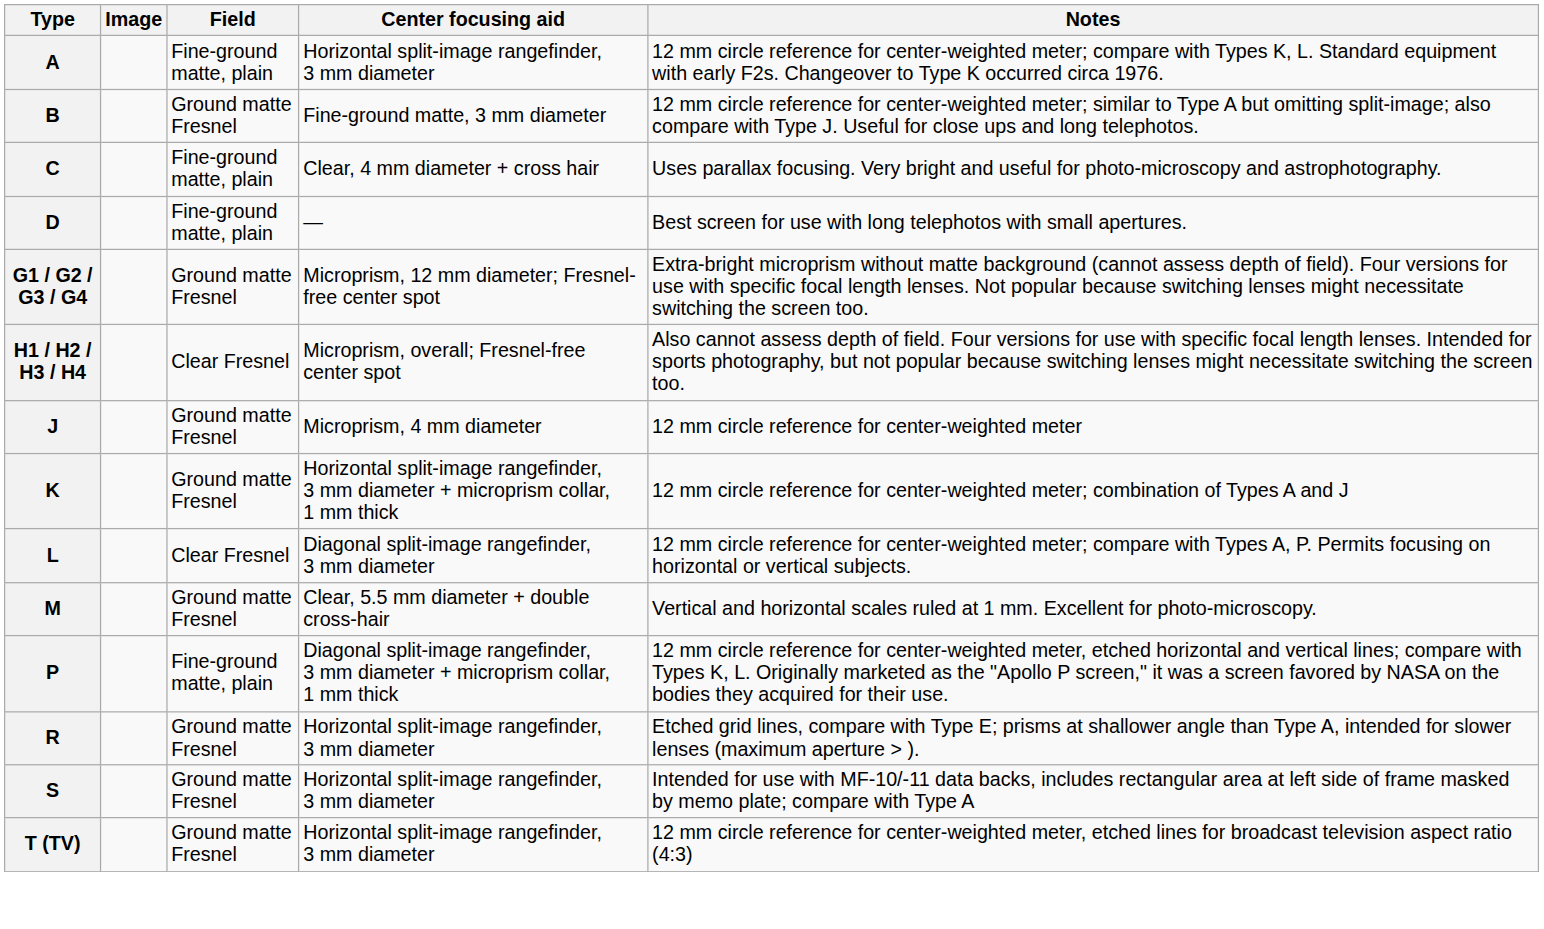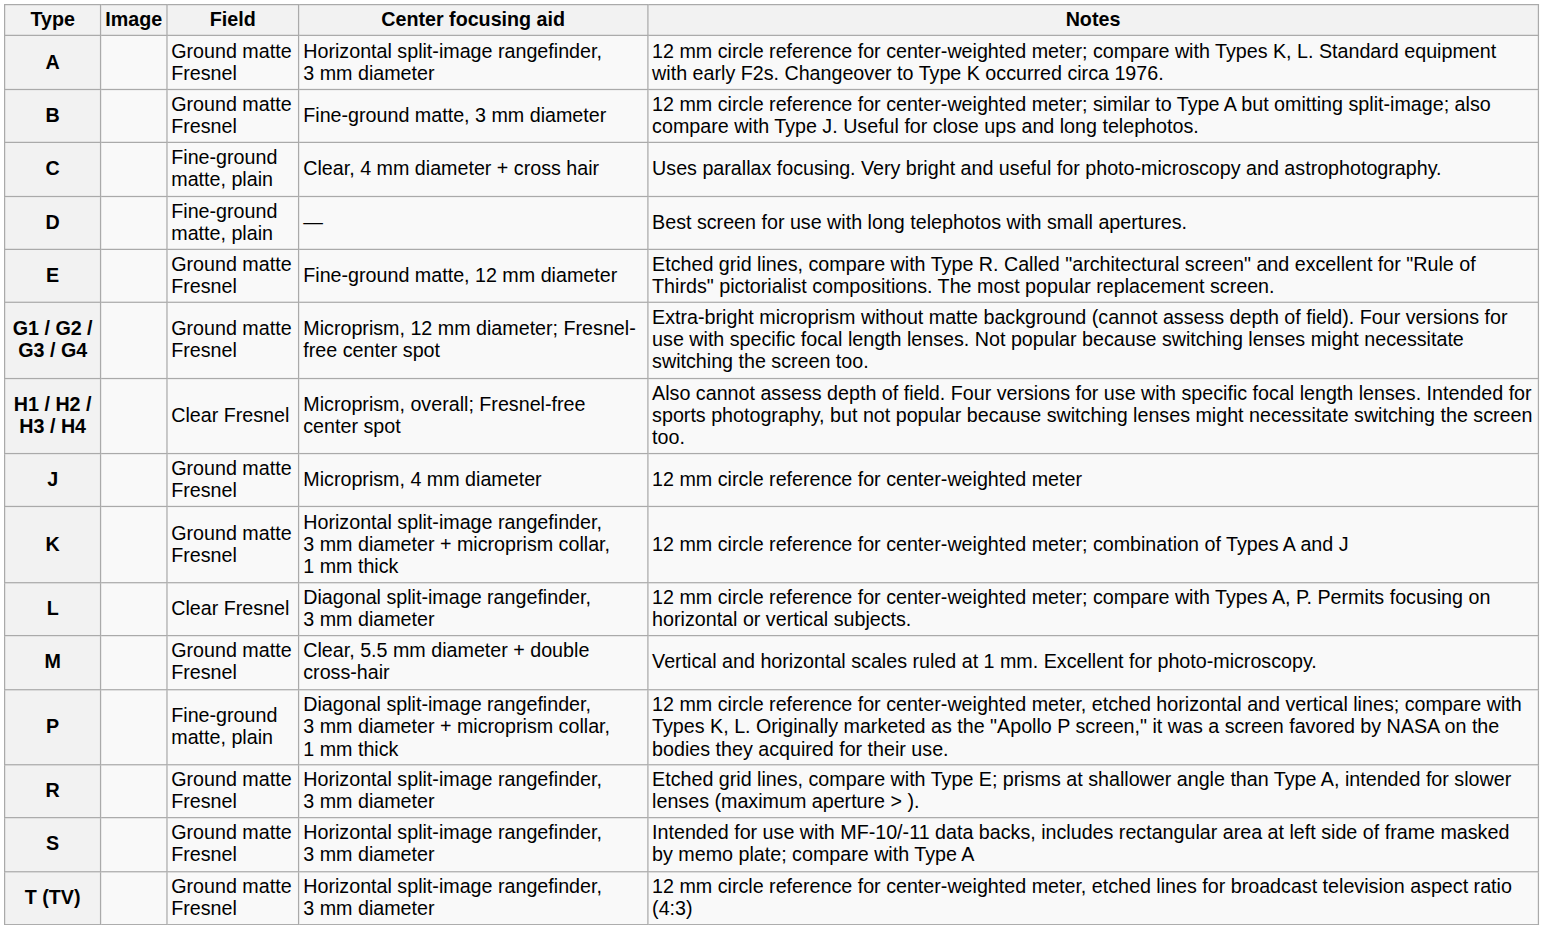(224, 62) Fine-ground matte, plain -> (231, 62) Ground matte Fresnel
+ row: (53, 275)
